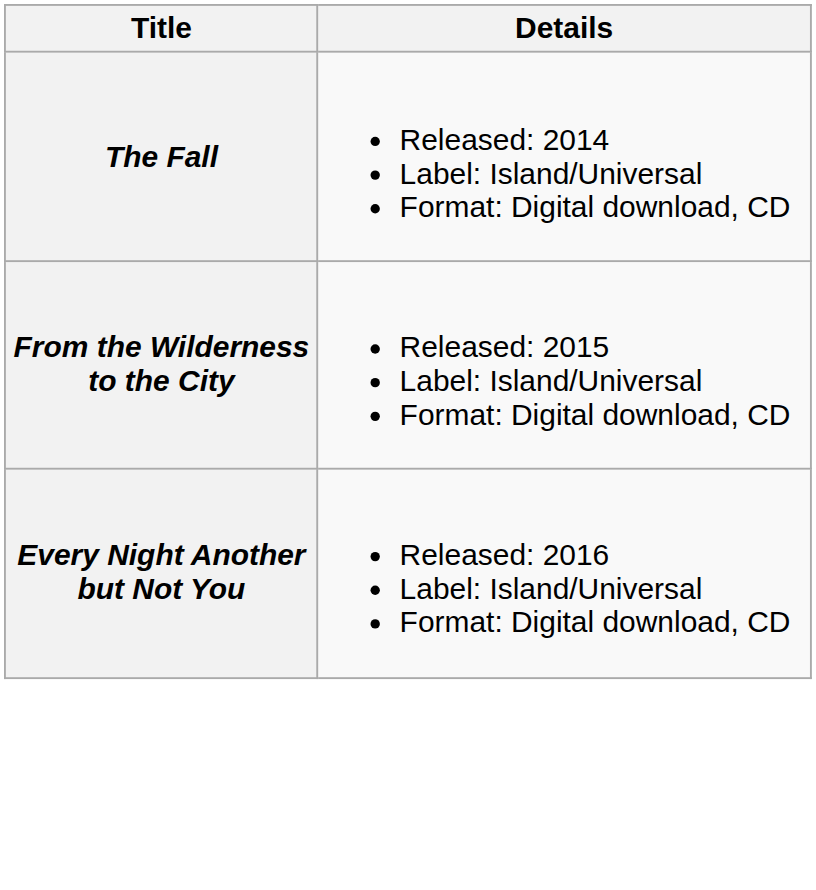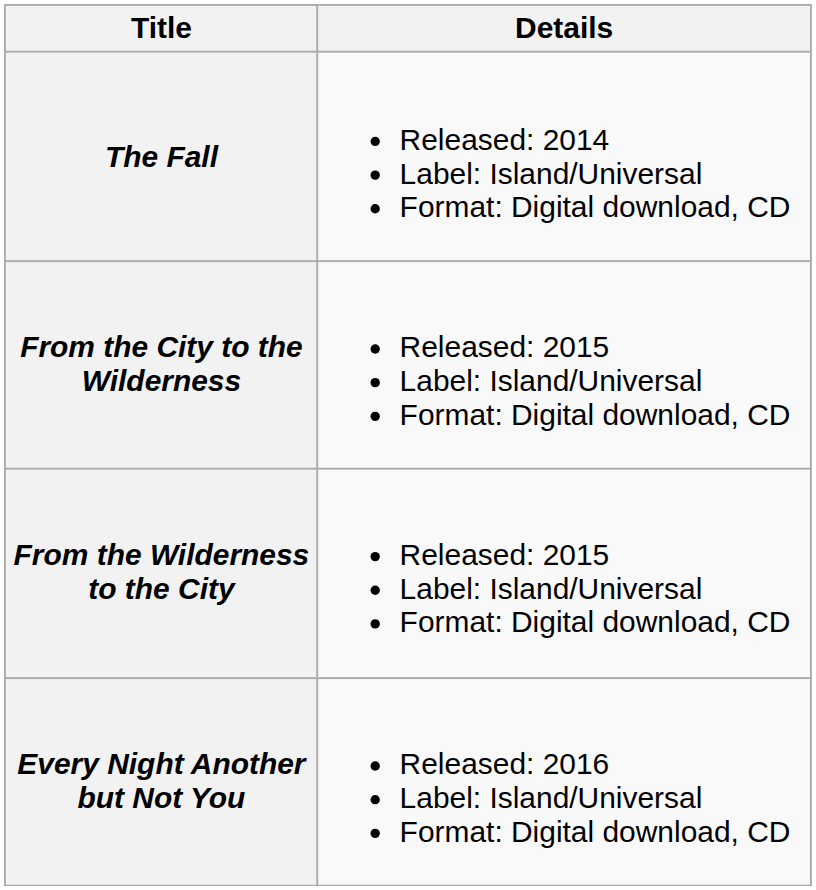+ row: (161, 364)
